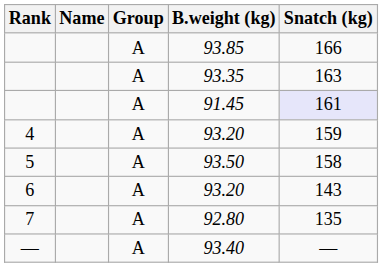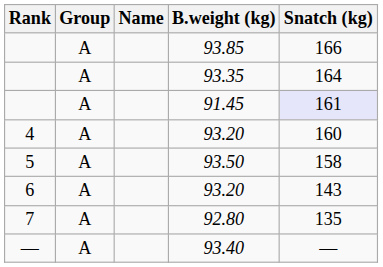columns swapped: (82, 18) <-> (138, 18)
(328, 76) 163 -> (328, 76) 164
(328, 133) 159 -> (328, 133) 160
